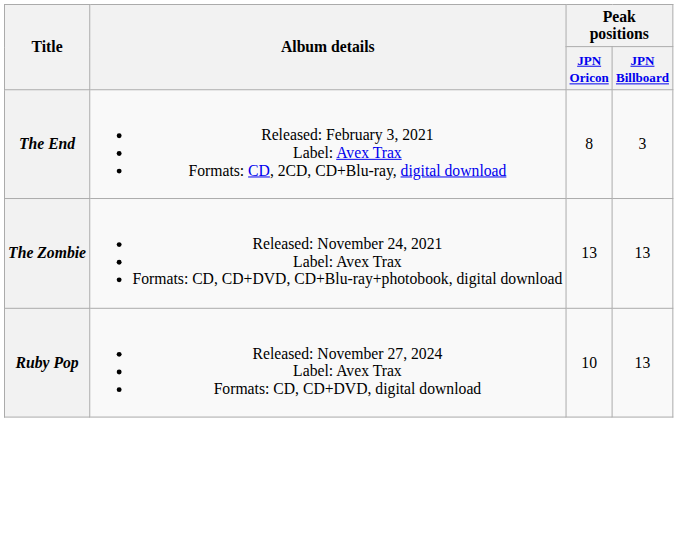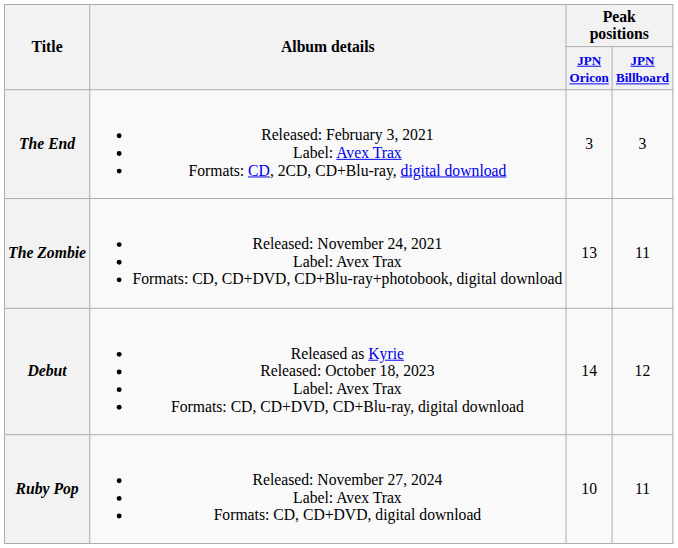(589, 144) 8 -> (589, 144) 3
(642, 253) 13 -> (642, 253) 11
+ row: (47, 371)
(642, 362) 13 -> (642, 489) 11
